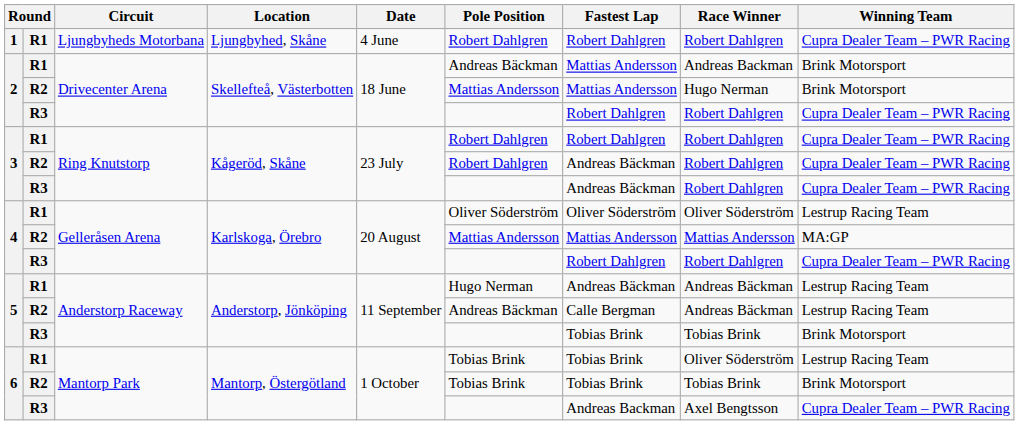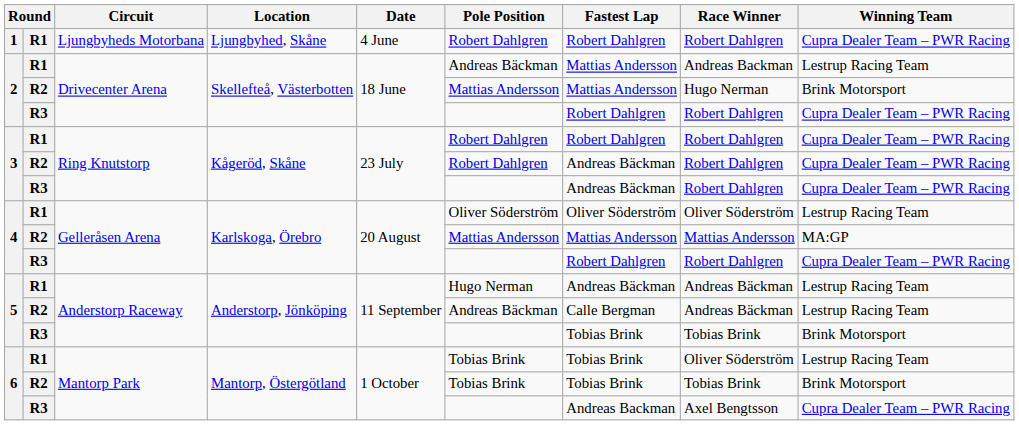(854, 65) Brink Motorsport -> (865, 65) Lestrup Racing Team
